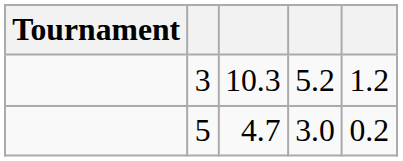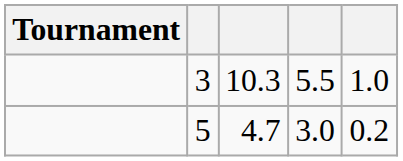(315, 79) 5.2 -> (315, 79) 5.5
(369, 79) 1.2 -> (369, 79) 1.0
